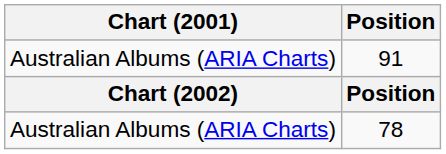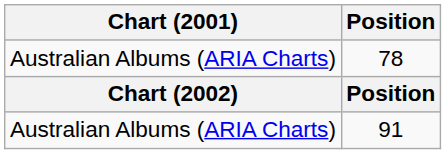rows swapped: (391, 58) <-> (391, 129)
